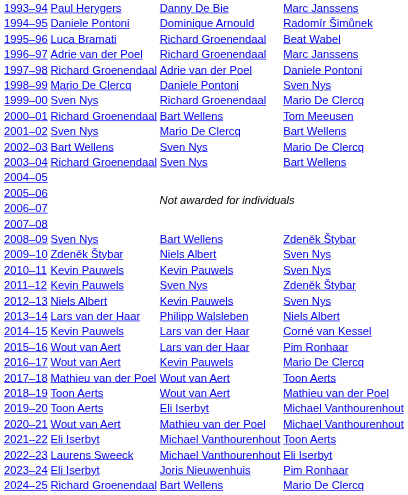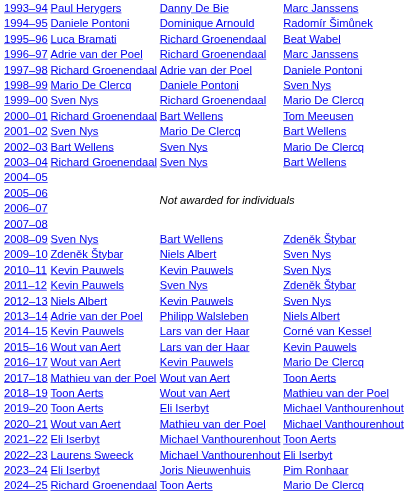(95, 316) Lars van der Haar -> (97, 316) Adrie van der Poel
(316, 347) Pim Ronhaar -> (320, 347) Kevin Pauwels
(191, 485) Bart Wellens -> (186, 485) Toon Aerts
